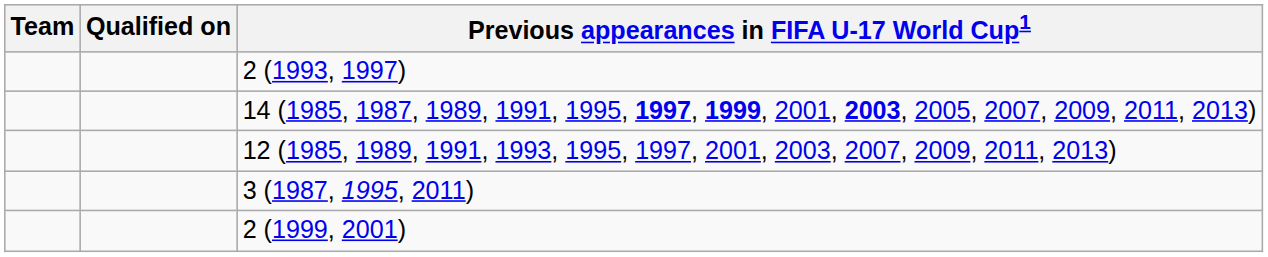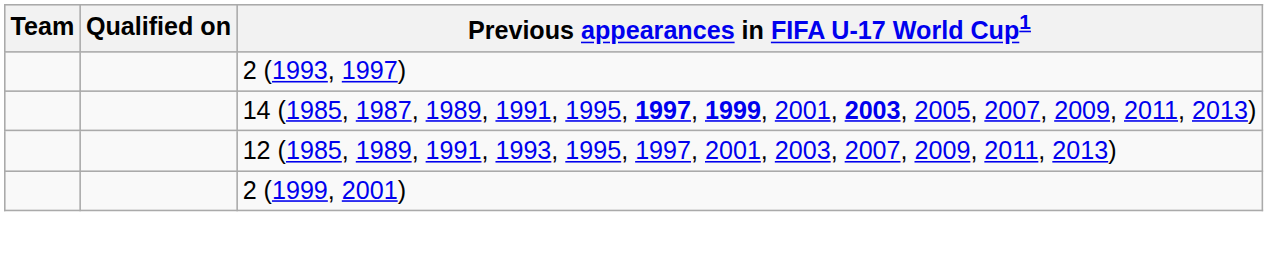- row: (358, 190)
